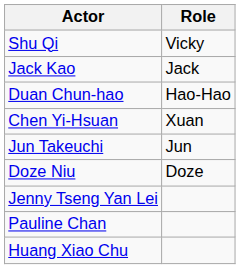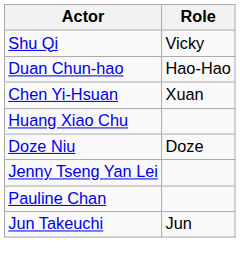- row: (42, 69)
rows swapped: (56, 146) <-> (68, 250)
